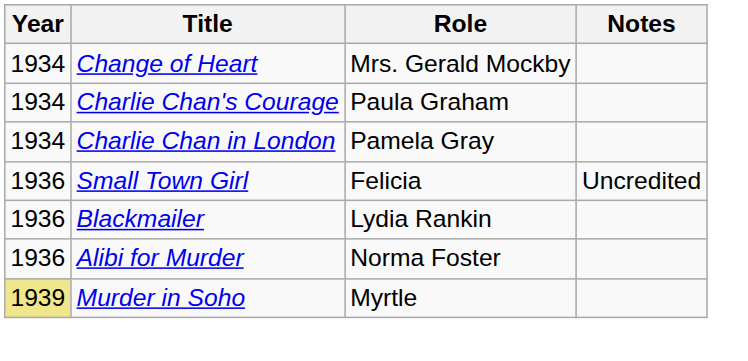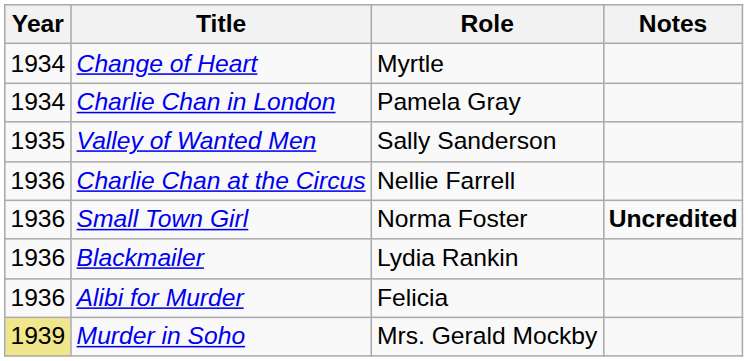(460, 63) Mrs. Gerald Mockby -> (410, 63) Myrtle
- row: (208, 102)
+ row: (196, 141)
+ row: (221, 180)
(386, 180) Felicia -> (452, 219) Norma Foster
(642, 180) normal -> (673, 219) bold
(425, 258) Norma Foster -> (413, 297) Felicia
(384, 297) Myrtle -> (487, 336) Mrs. Gerald Mockby
